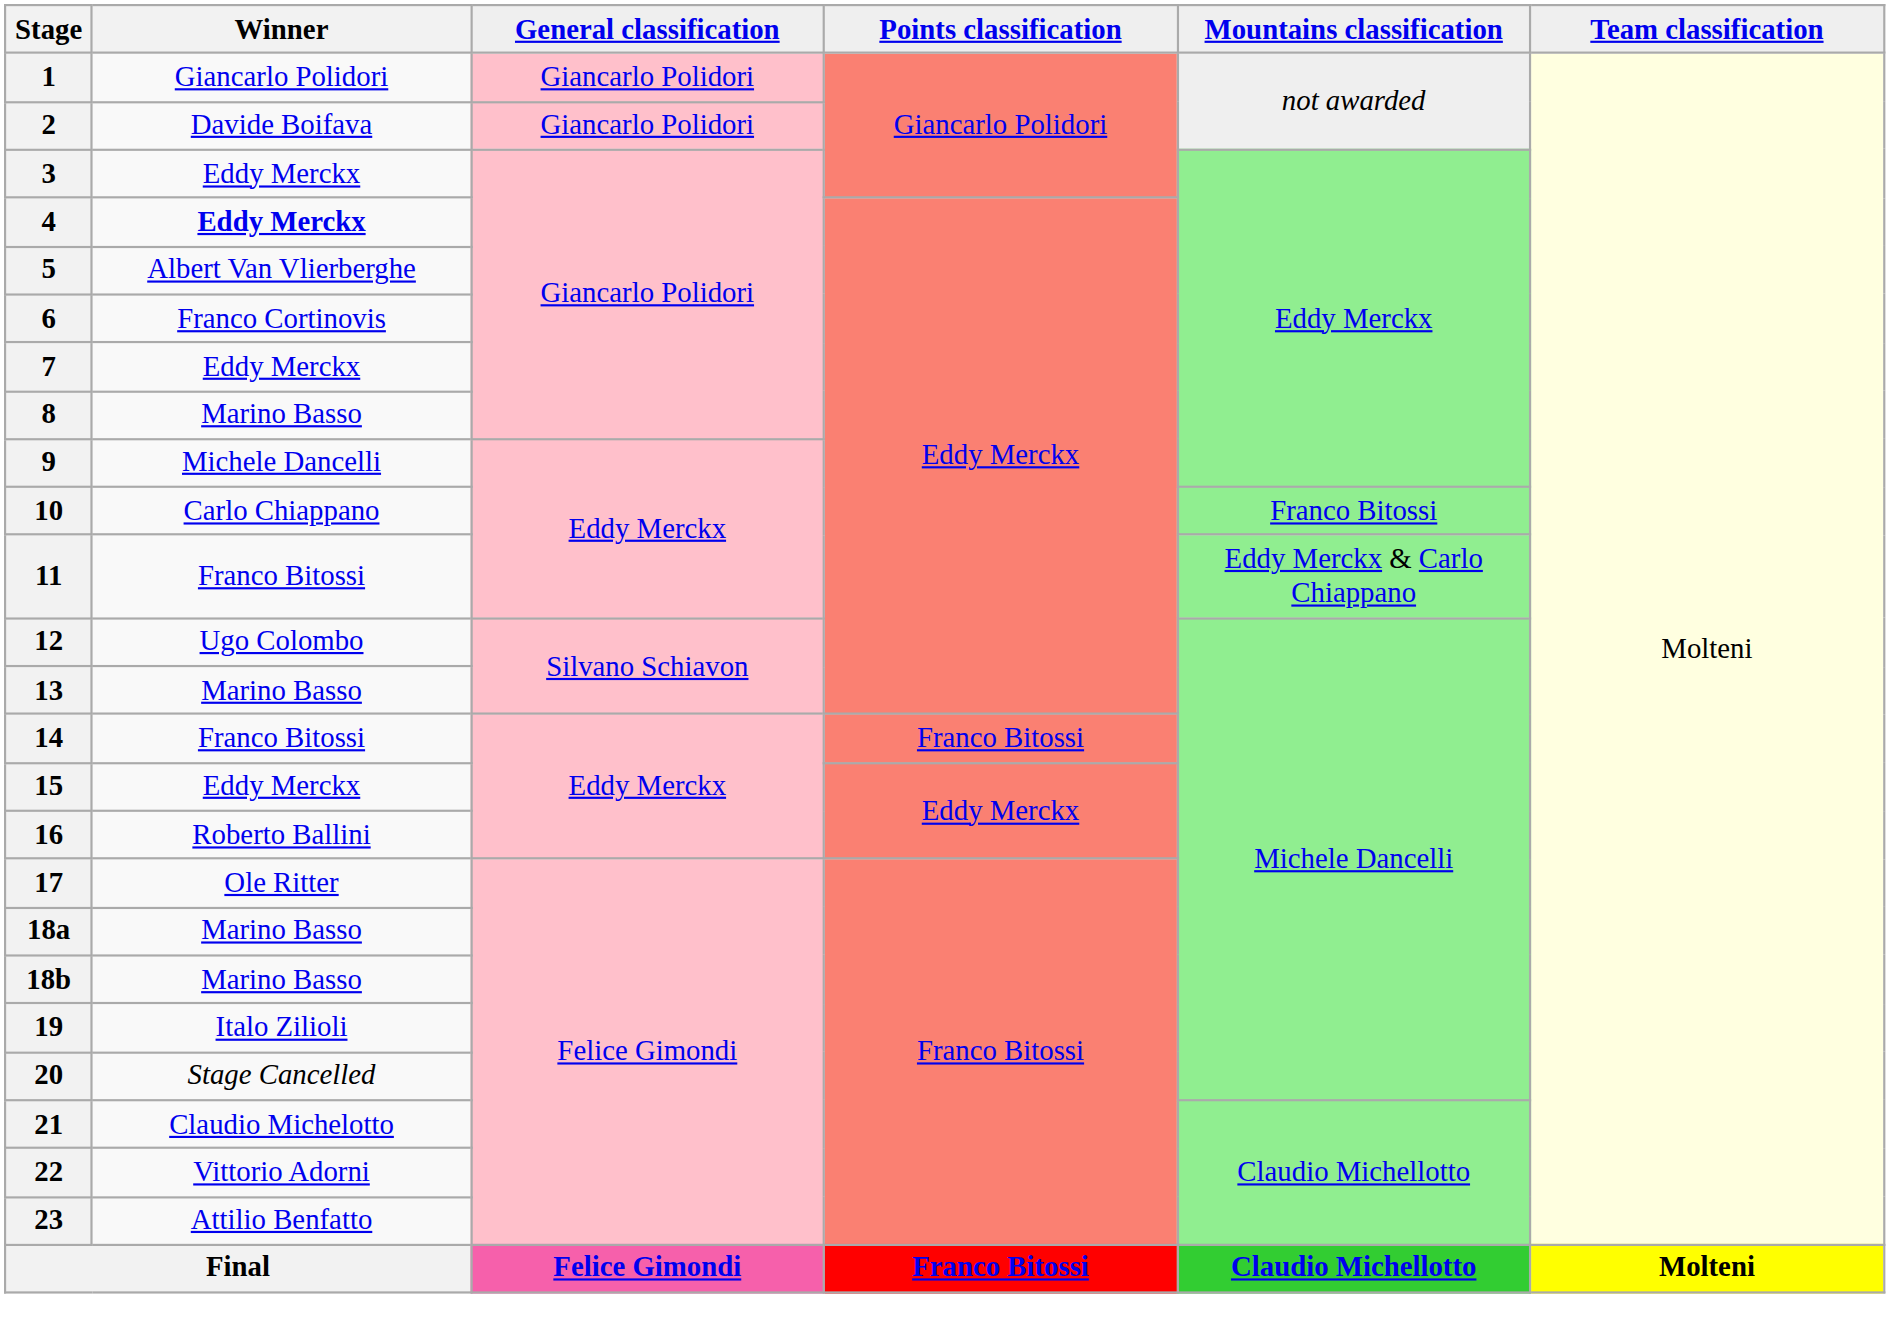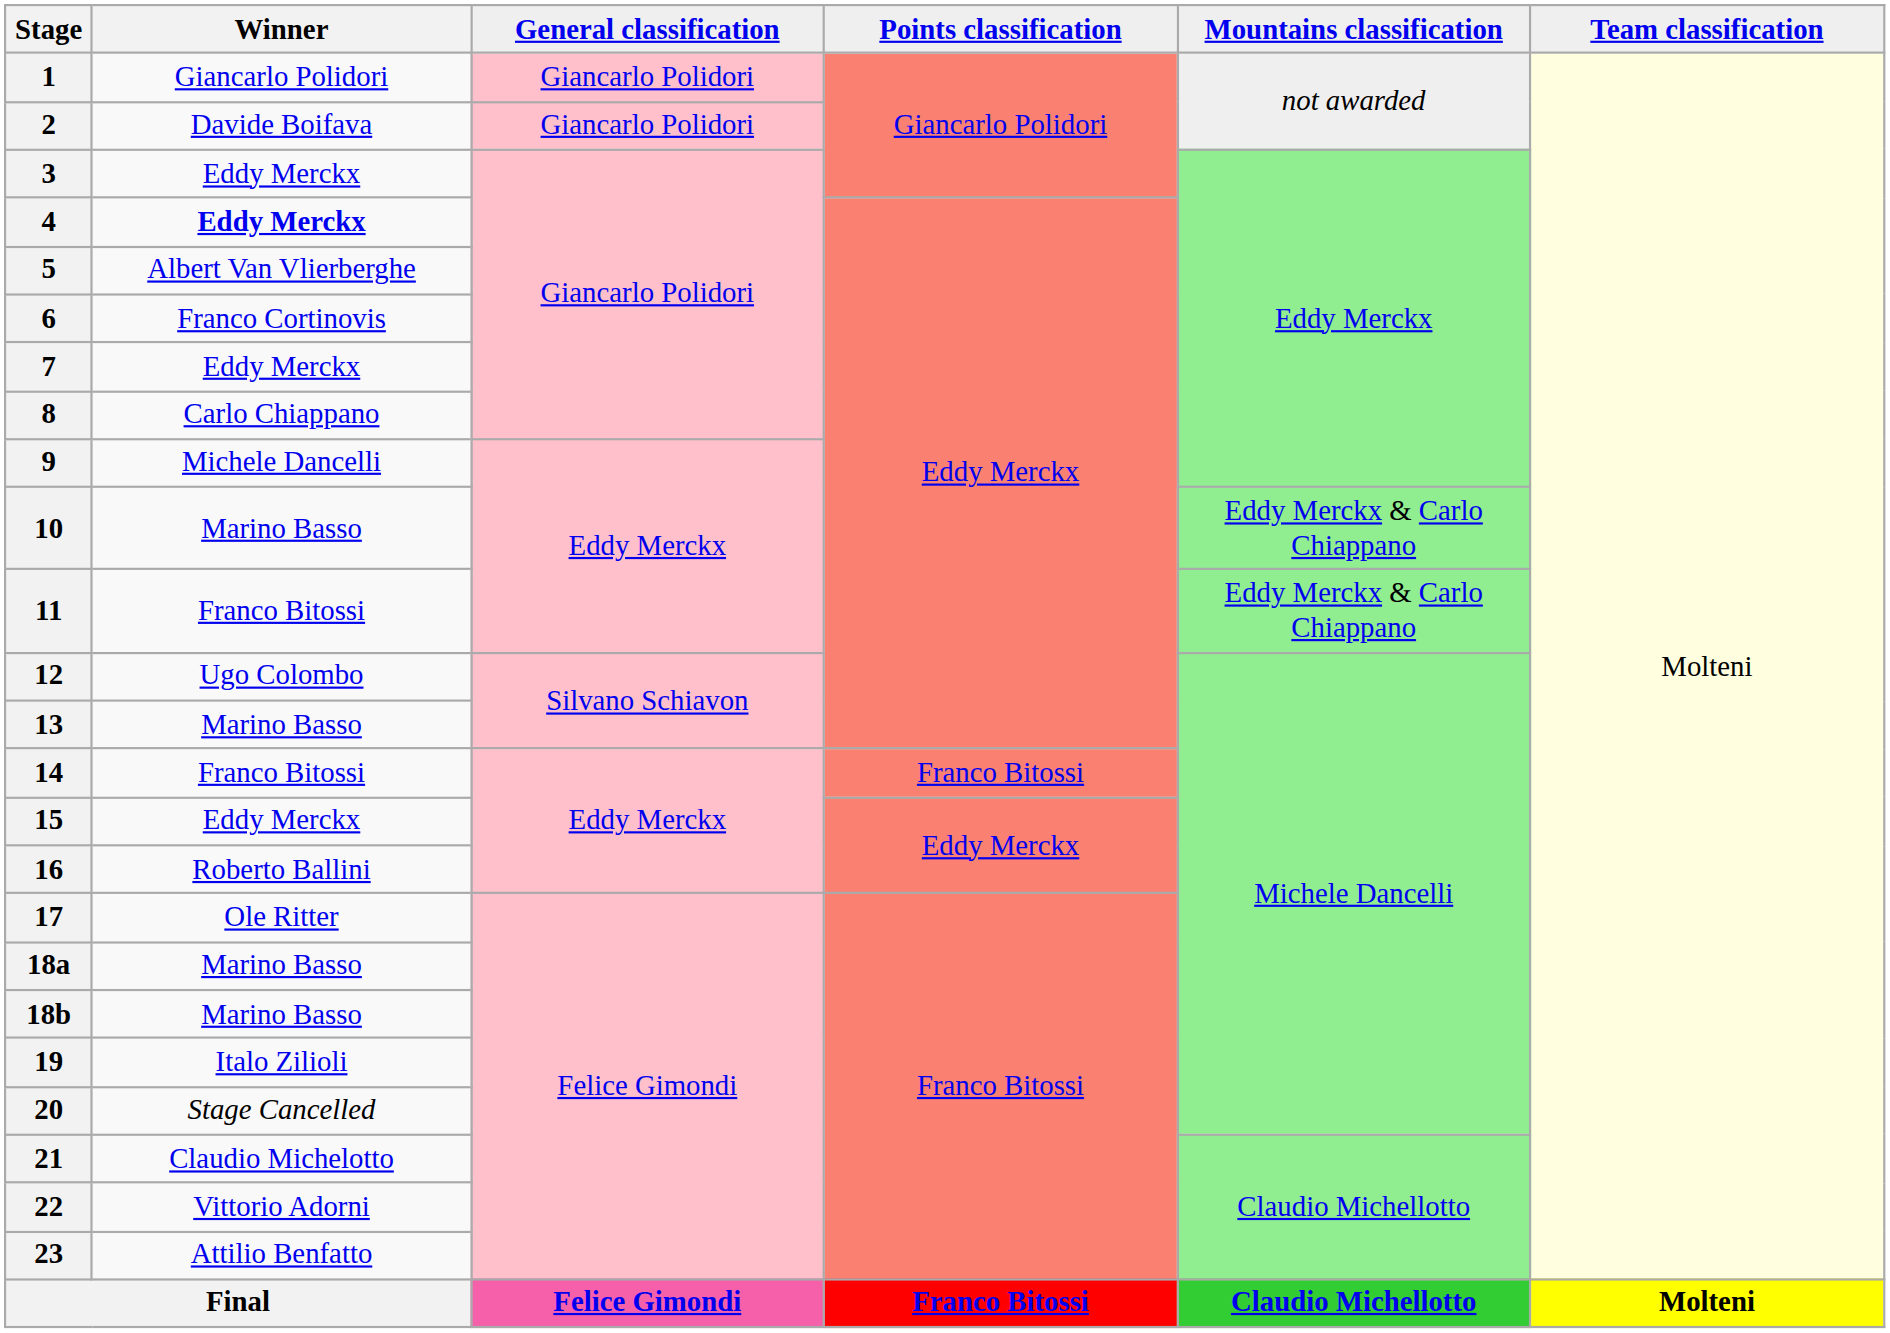(282, 414) Marino Basso -> (282, 414) Carlo Chiappano
(282, 510) Carlo Chiappano -> (282, 528) Marino Basso
(1354, 510) Franco Bitossi -> (1354, 528) Eddy Merckx & Carlo Chiappano
